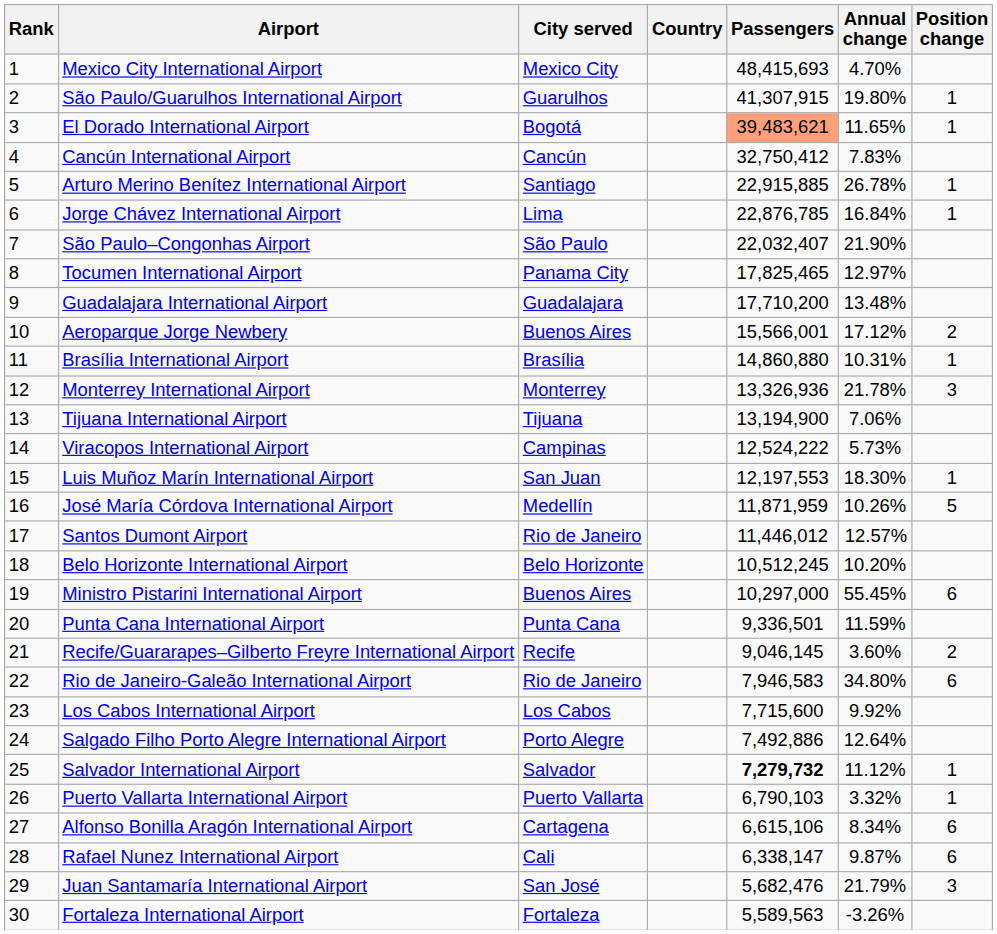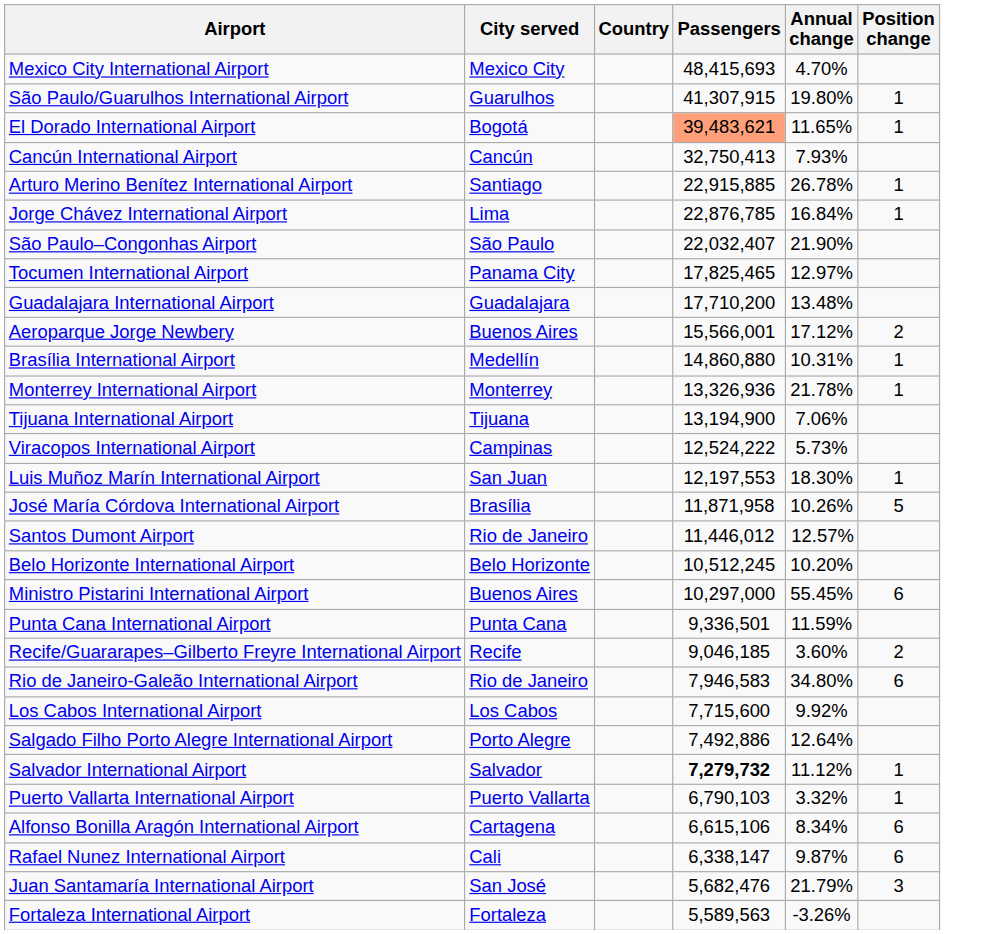- column: (31, 29)
(783, 156) 32,750,412 -> (729, 156) 32,750,413
(875, 156) 7.83% -> (822, 156) 7.93%
(553, 360) Brasília -> (504, 360) Medellín
(952, 389) 3 -> (899, 389) 1
(558, 506) Medellín -> (500, 506) Brasília
(783, 506) 11,871,959 -> (729, 506) 11,871,958
(783, 652) 9,046,145 -> (729, 652) 9,046,185
